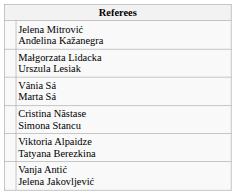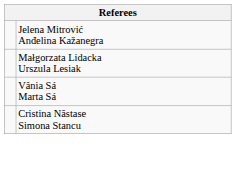- row: (57, 147)
- row: (56, 176)
